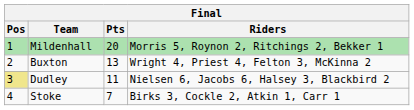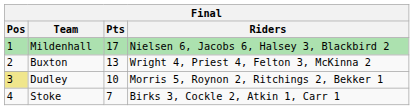(112, 46) 20 -> (112, 46) 17
(256, 46) Morris 5, Roynon 2, Ritchings 2, Bekker 1 -> (260, 46) Nielsen 6, Jacobs 6, Halsey 3, Blackbird 2
(112, 80) 11 -> (112, 80) 10
(260, 80) Nielsen 6, Jacobs 6, Halsey 3, Blackbird 2 -> (256, 80) Morris 5, Roynon 2, Ritchings 2, Bekker 1
